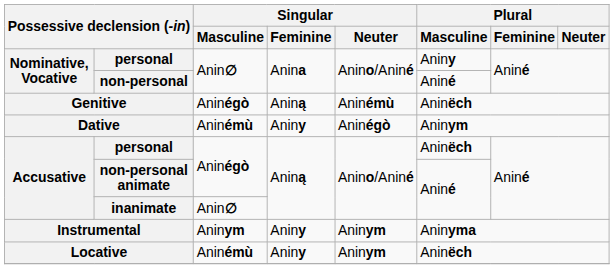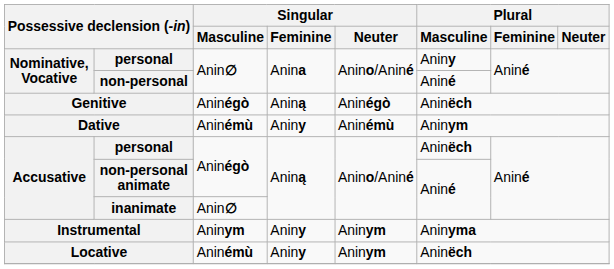(366, 103) Aninémù -> (364, 103) Aninégò
(364, 125) Aninégò -> (366, 125) Aninémù
